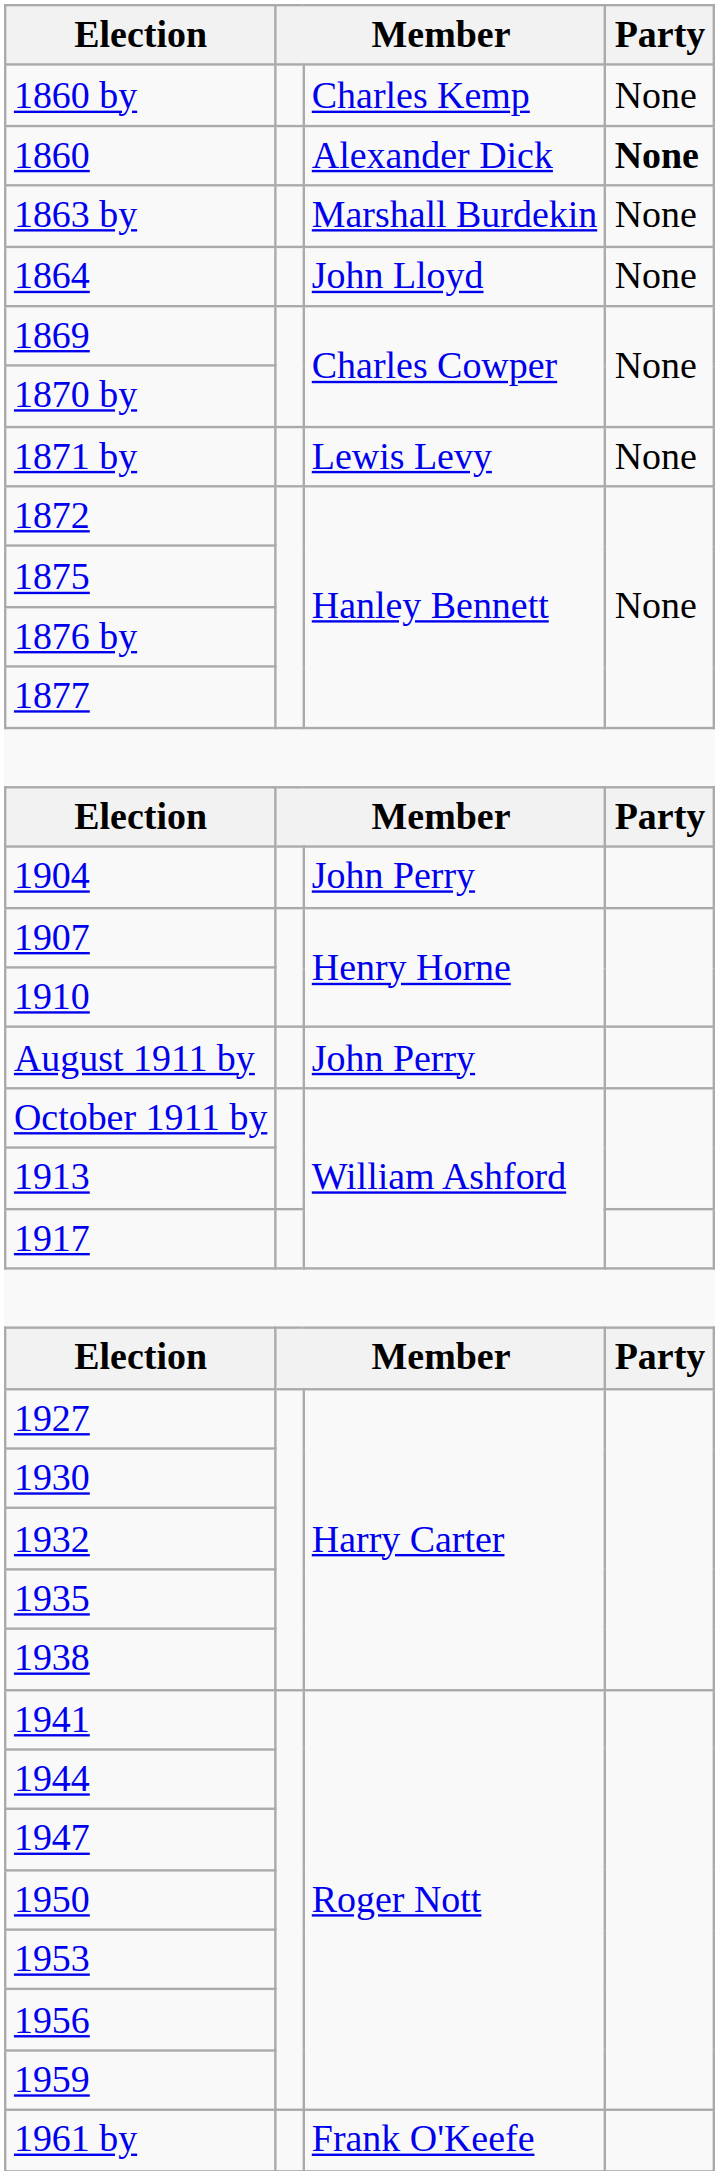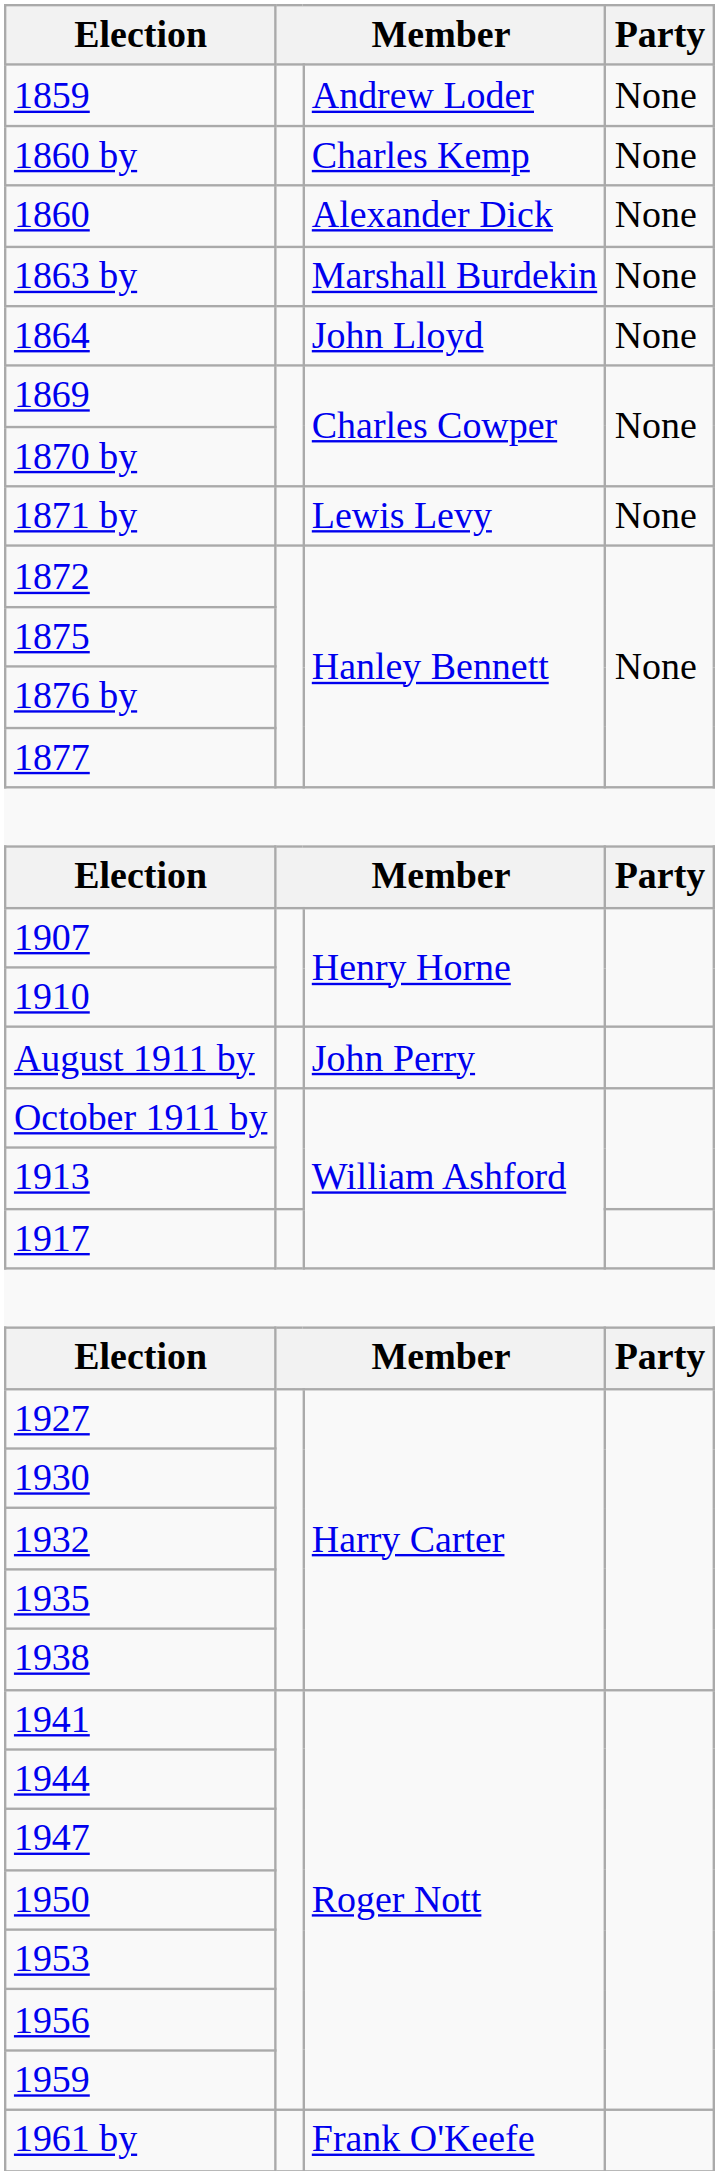+ row: (52, 94)
(657, 154) bold -> (656, 214) normal
- row: (52, 876)
